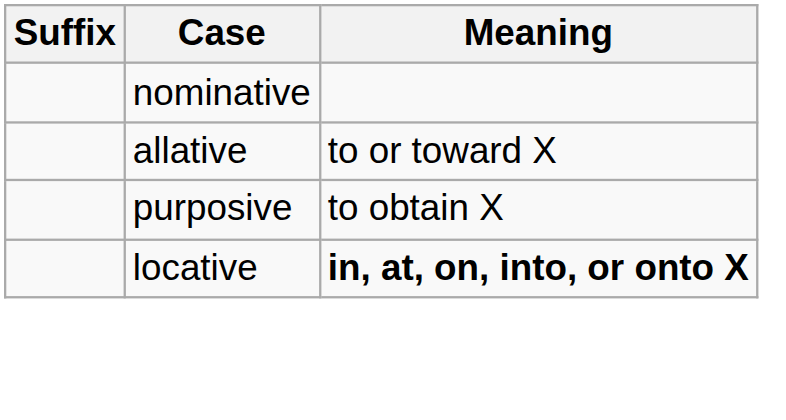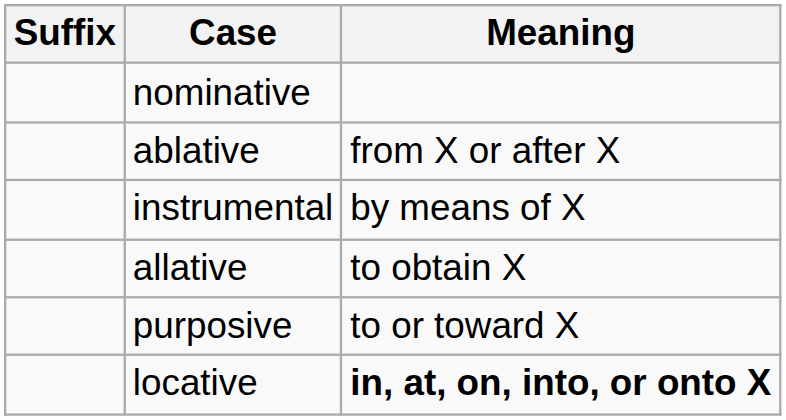+ row: (196, 150)
+ row: (233, 208)
(442, 150) to or toward X -> (438, 267) to obtain X
(416, 208) to obtain X -> (465, 325) to or toward X
